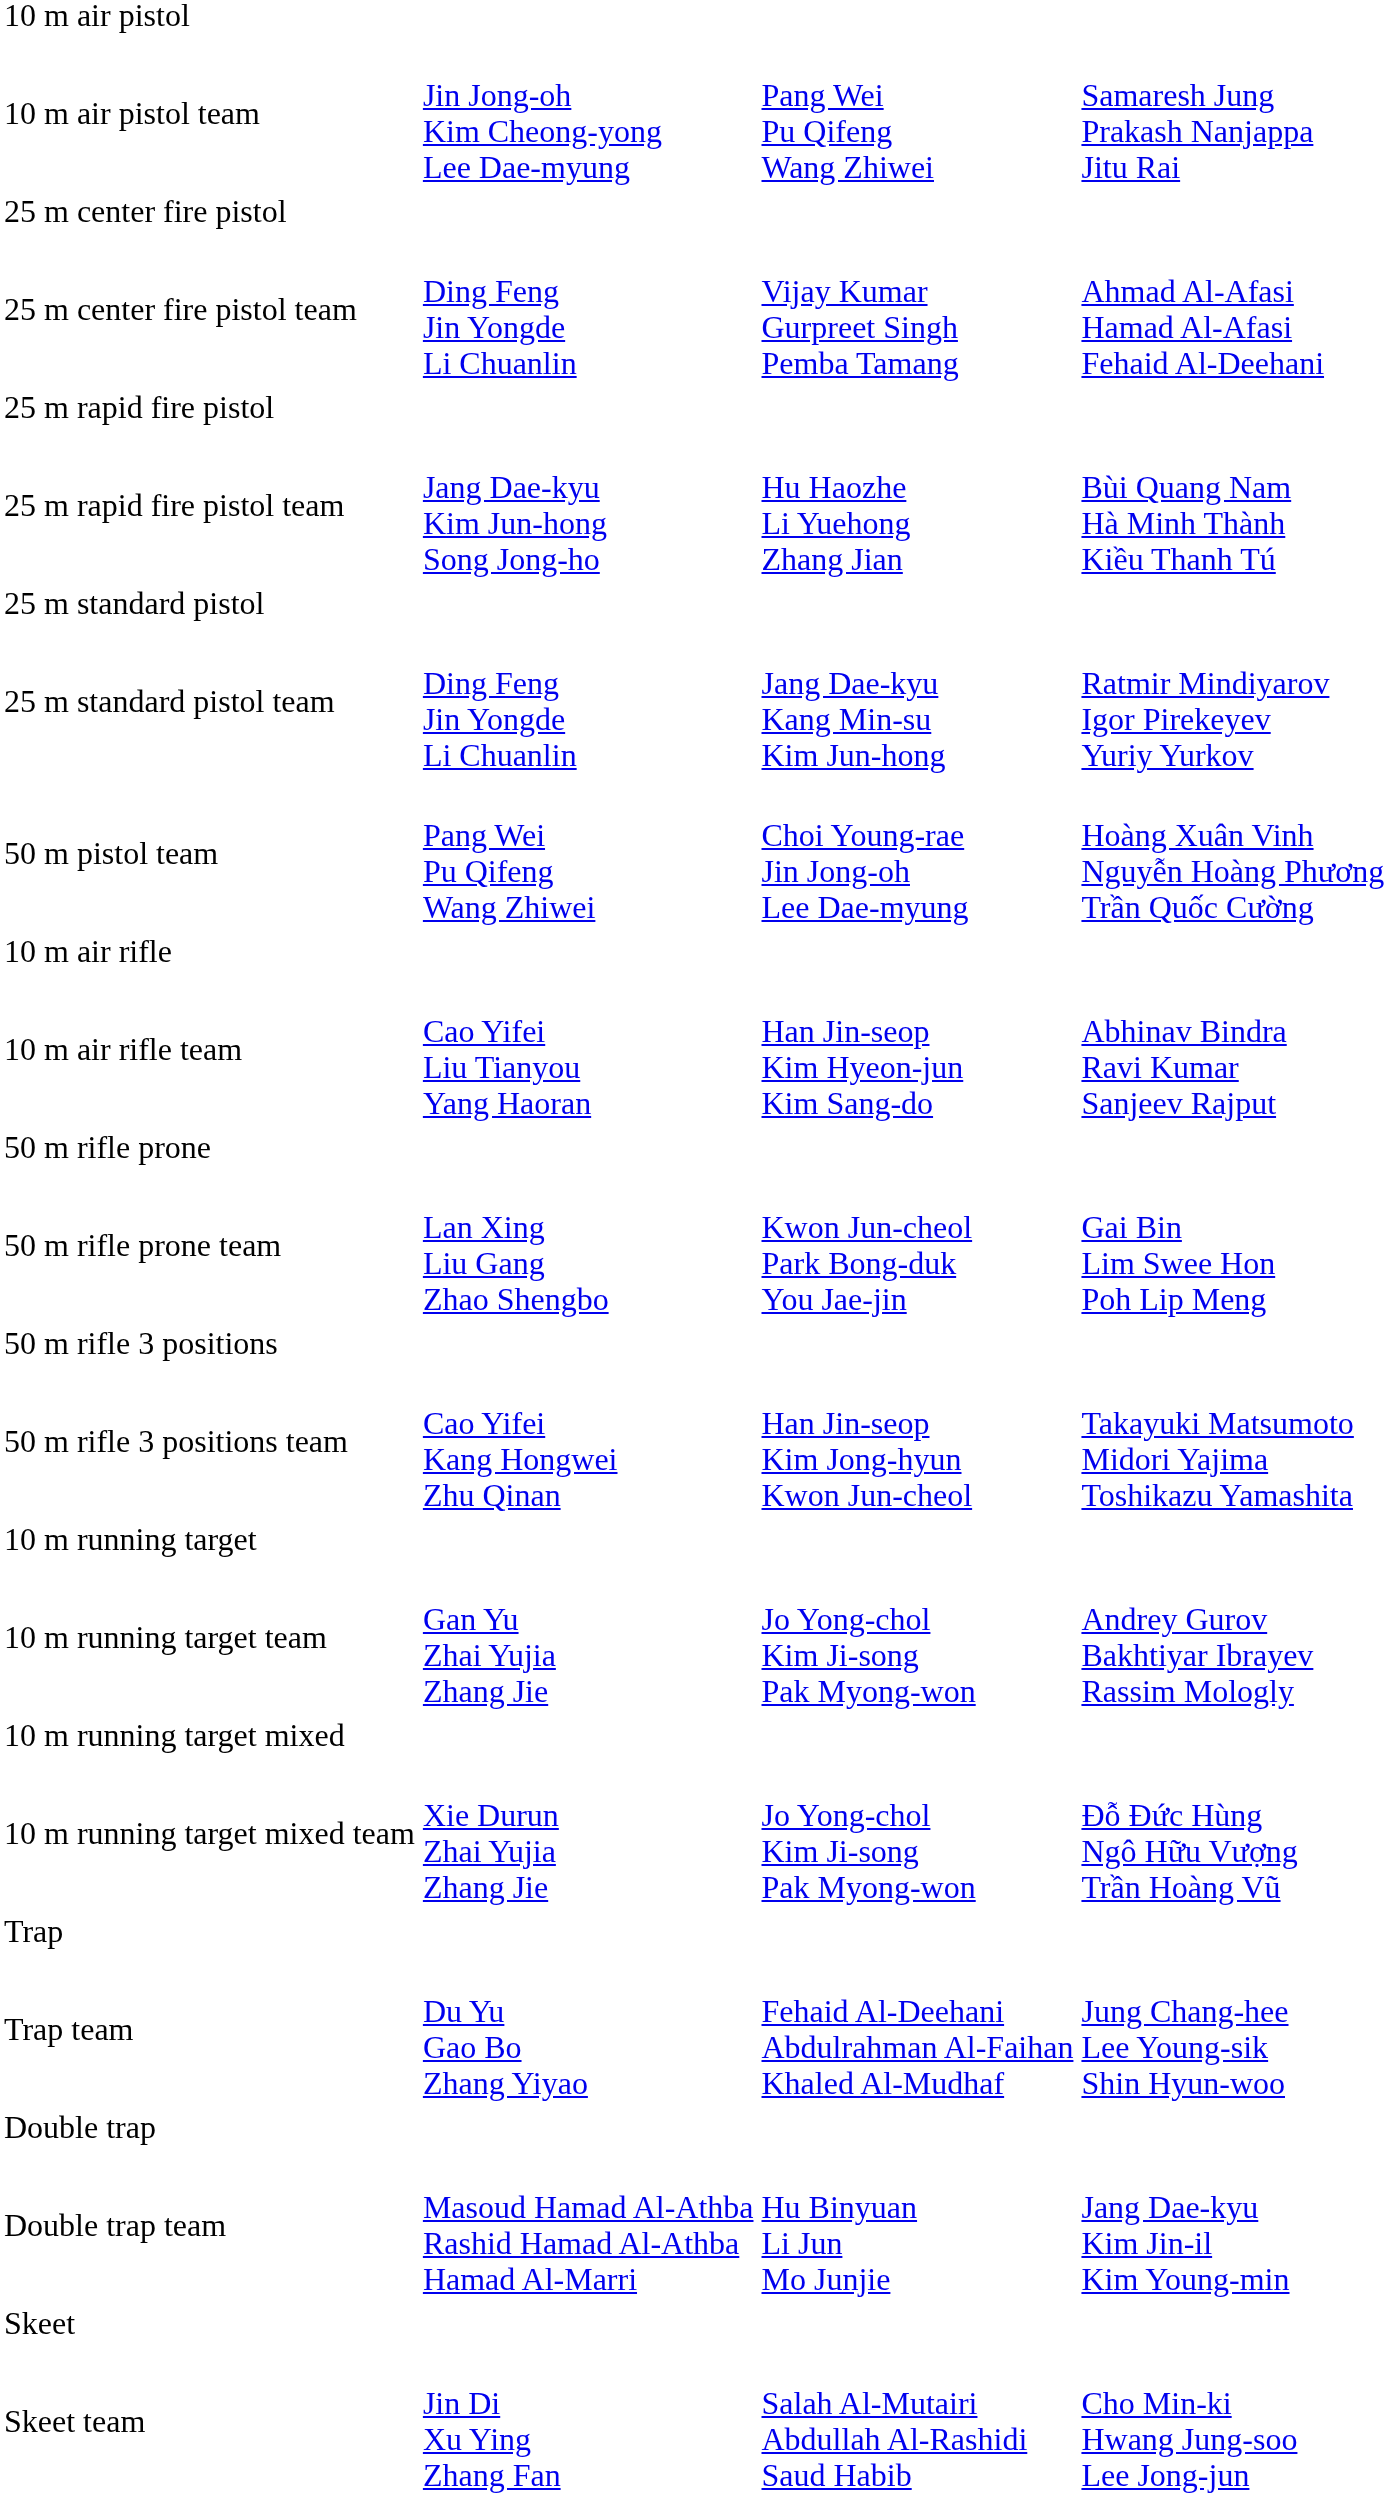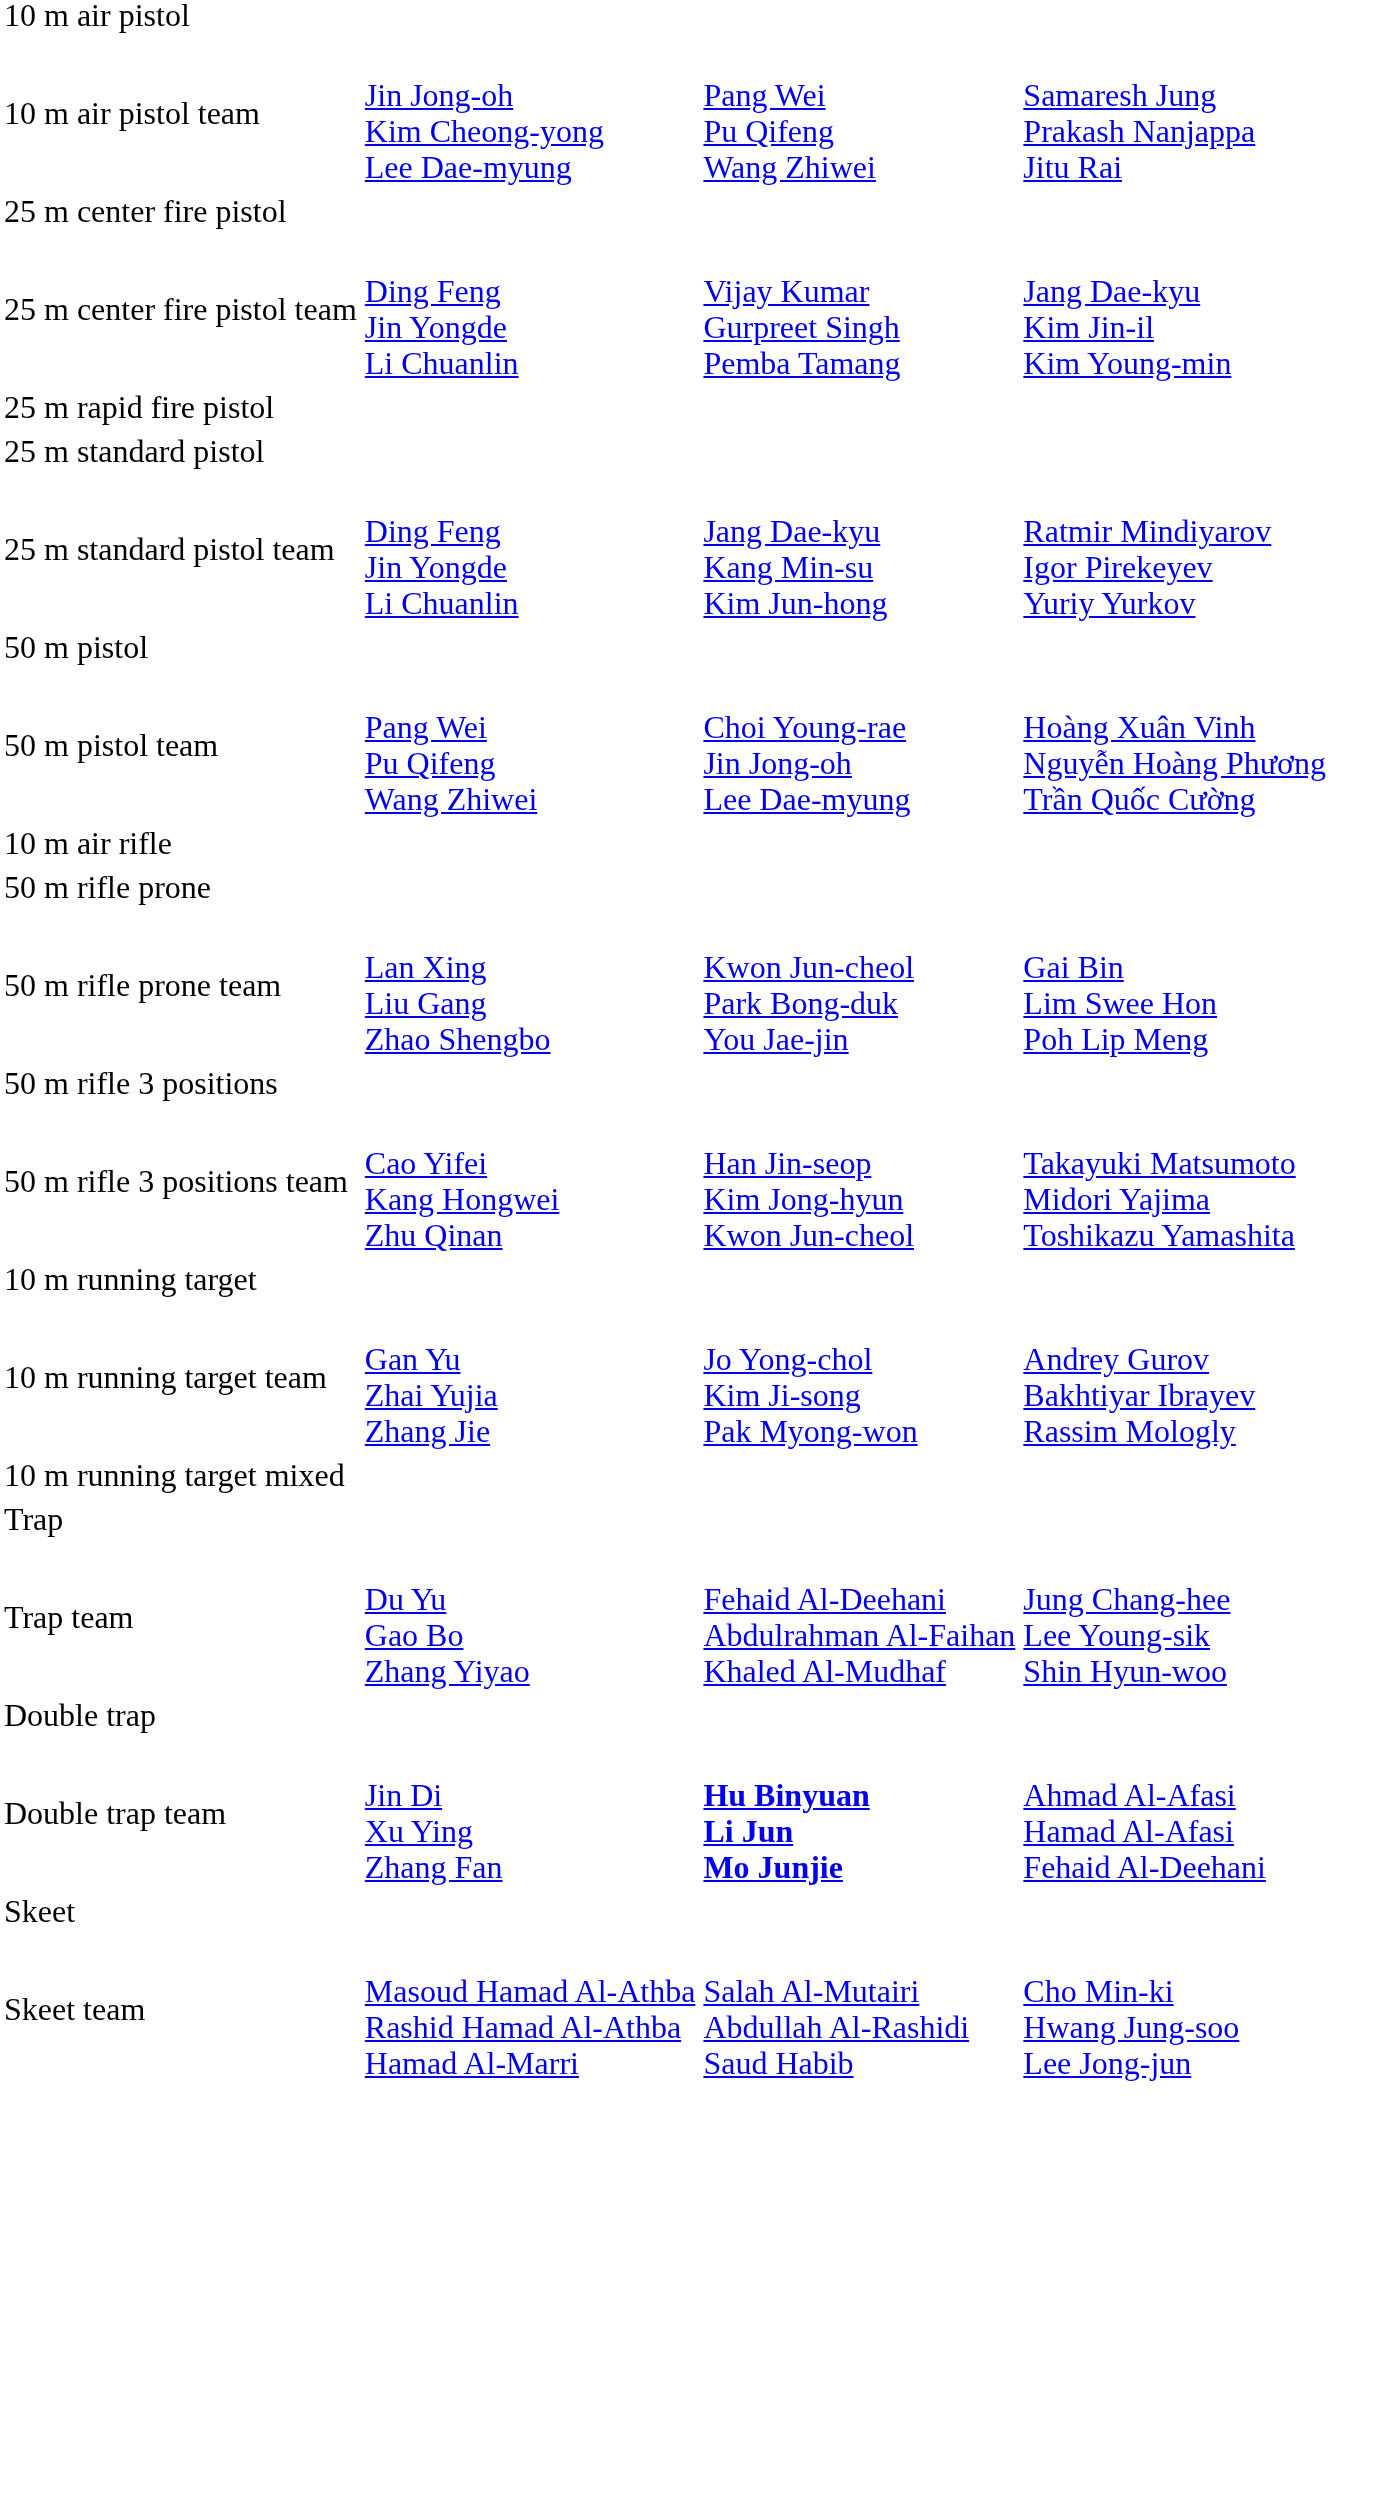(1203, 327) Ahmad Al-Afasi Hamad Al-Afasi Fehaid Al-Deehani -> (1127, 327) Jang Dae-kyu Kim Jin-il Kim Young-min
- row: (174, 505)
+ row: (76, 647)
- row: (123, 1049)
- row: (209, 1833)
(588, 2243) Masoud Hamad Al-Athba Rashid Hamad Al-Athba Hamad Al-Marri -> (434, 1831) Jin Di Xu Ying Zhang Fan
(839, 2243) normal -> (787, 1831) bold
(1185, 2243) Jang Dae-kyu Kim Jin-il Kim Young-min -> (1145, 1831) Ahmad Al-Afasi Hamad Al-Afasi Fehaid Al-Deehani
(492, 2439) Jin Di Xu Ying Zhang Fan -> (530, 2027) Masoud Hamad Al-Athba Rashid Hamad Al-Athba Hamad Al-Marri
